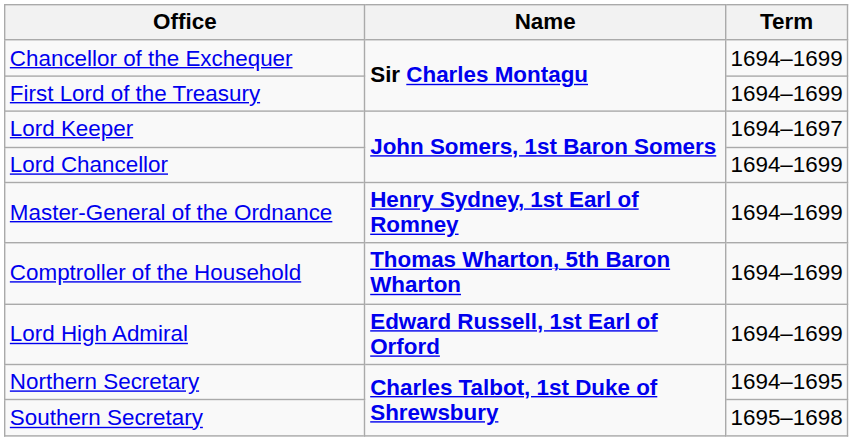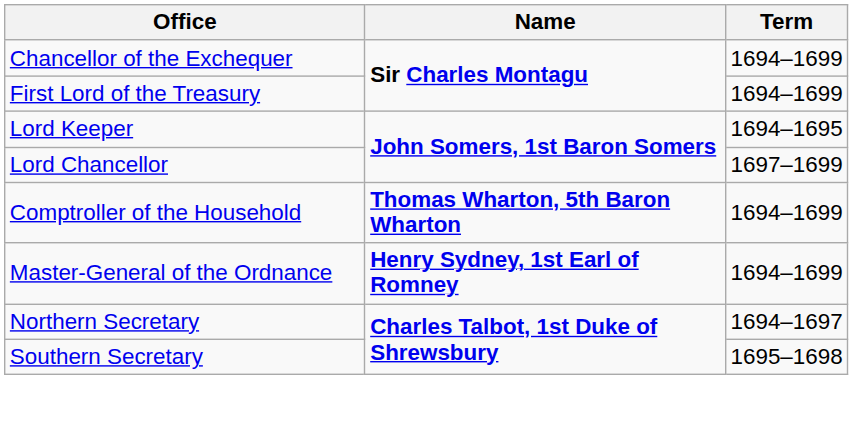(787, 128) 1694–1697 -> (787, 128) 1694–1695
(787, 164) 1694–1699 -> (787, 164) 1697–1699
rows swapped: (156, 273) <-> (171, 212)
- row: (99, 333)
(787, 382) 1694–1695 -> (787, 321) 1694–1697
